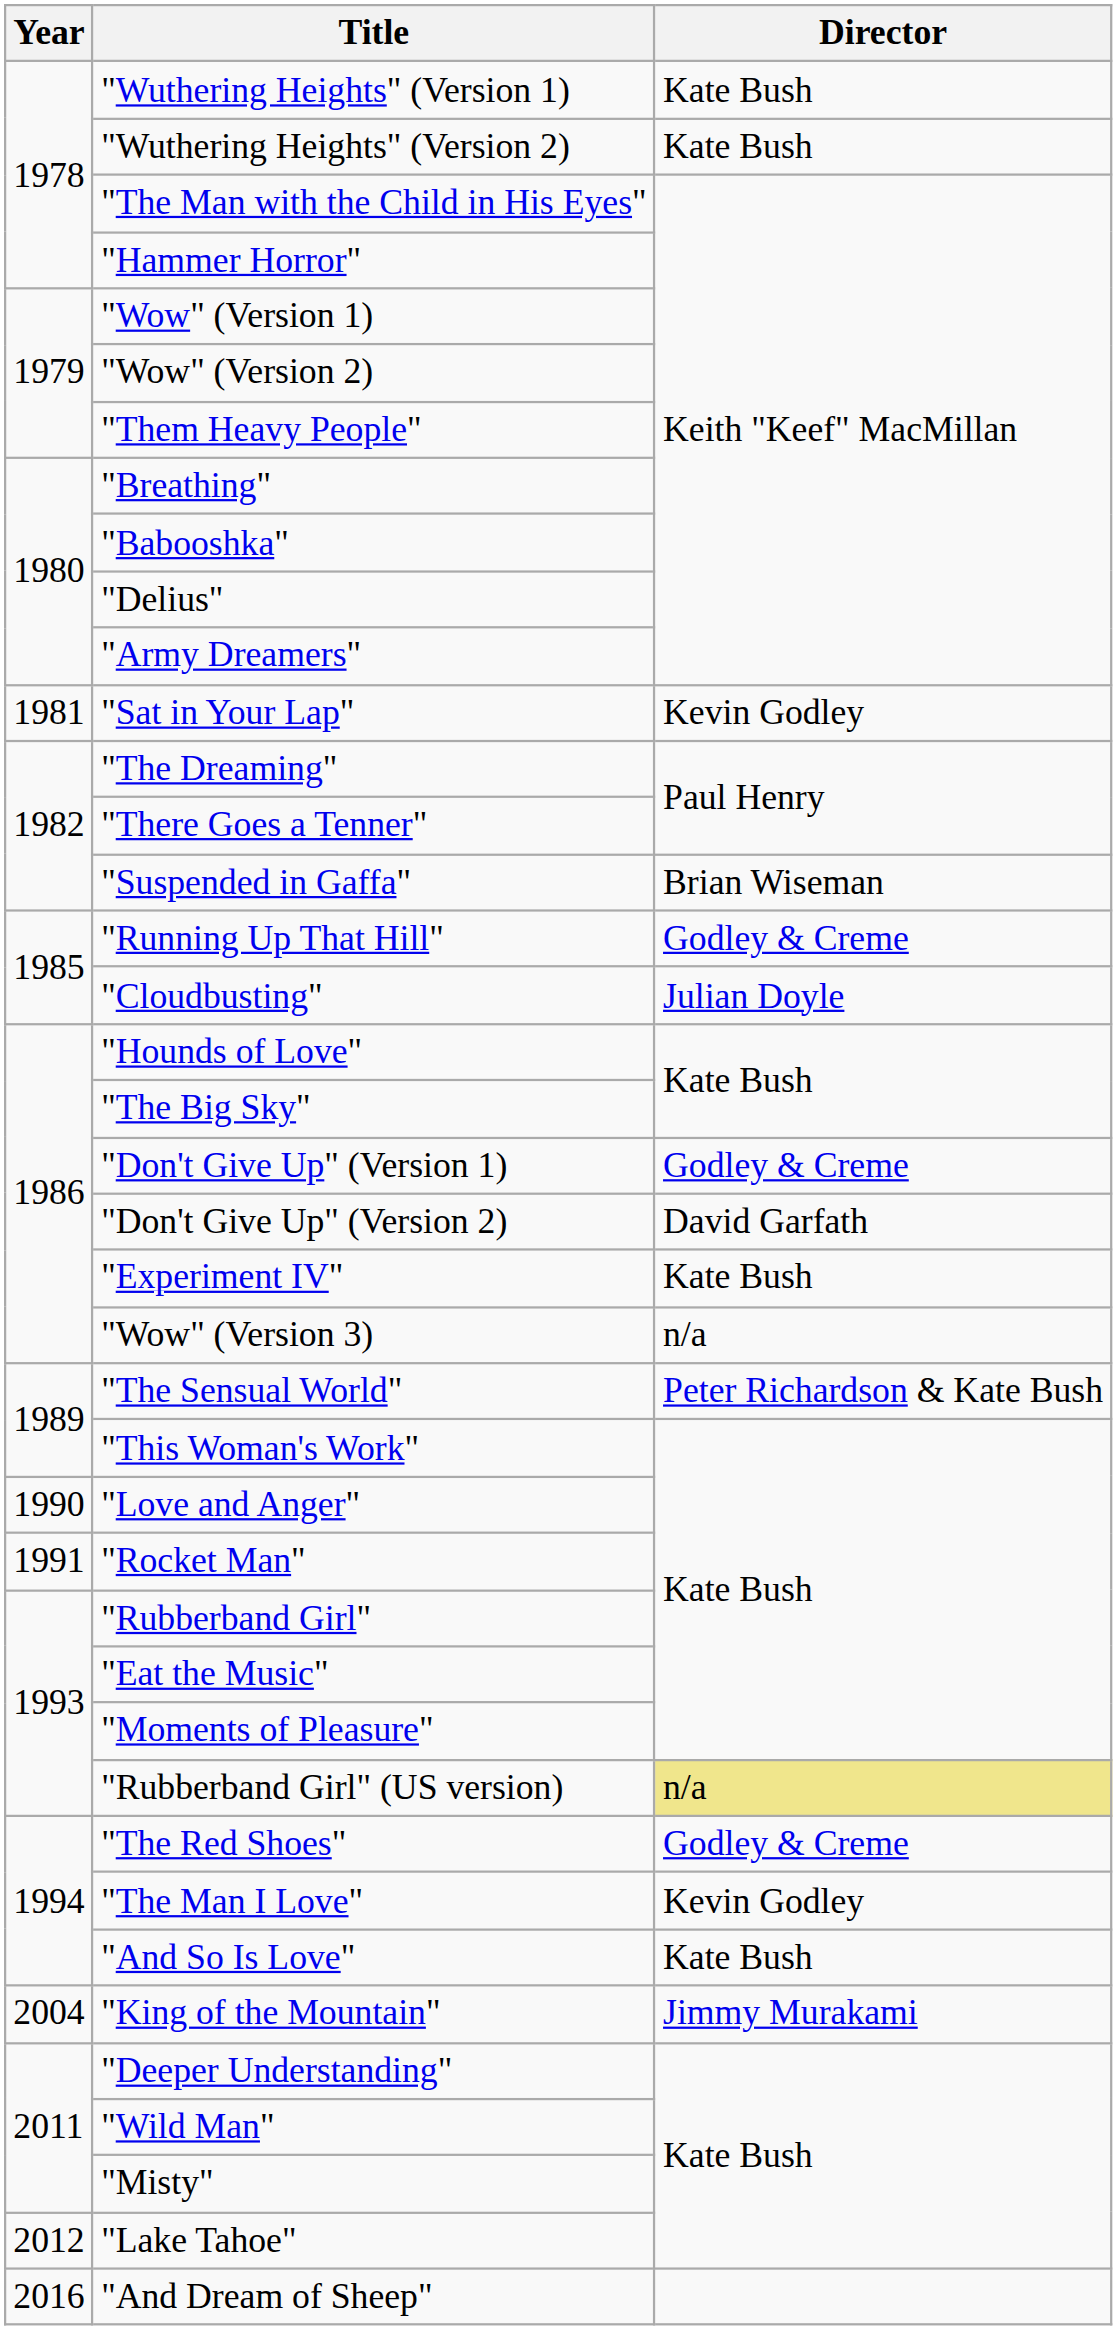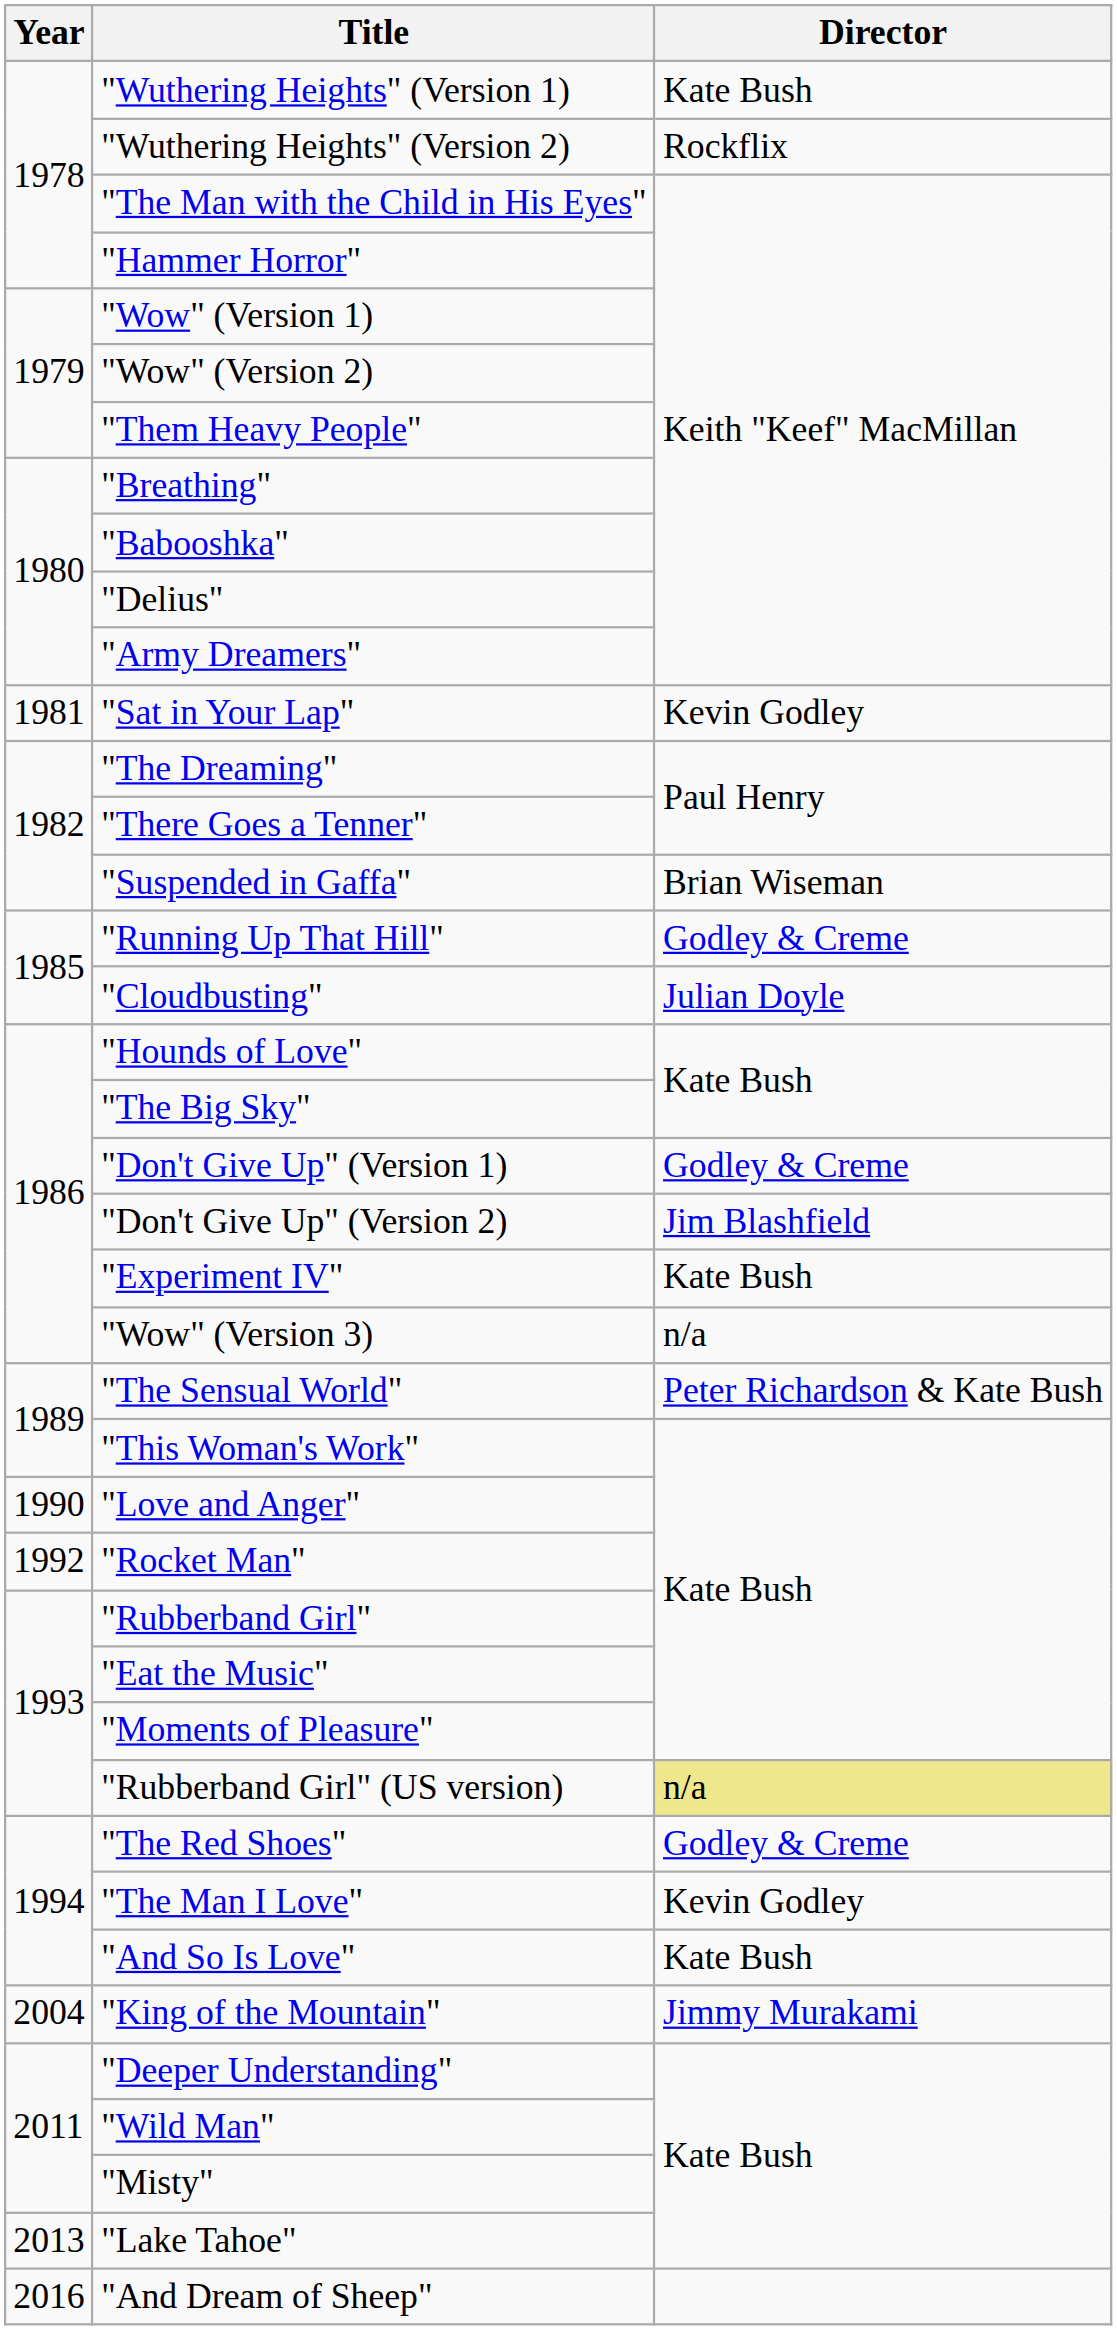(738, 145) Kate Bush -> (725, 145) Rockflix
(766, 1221) David Garfath -> (767, 1221) Jim Blashfield
(49, 1560) 1991 -> (49, 1560) 1992
(49, 2239) 2012 -> (49, 2239) 2013
